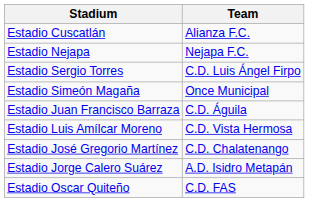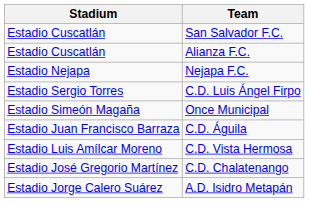+ row: (234, 33)
- row: (210, 187)
